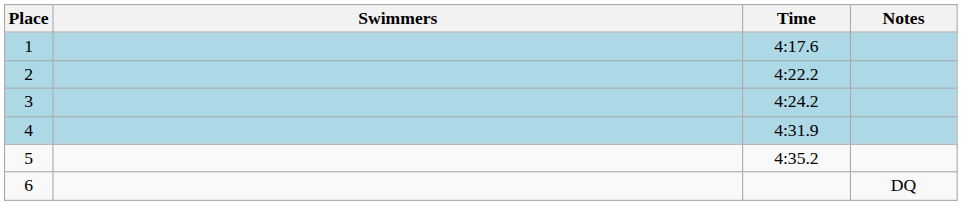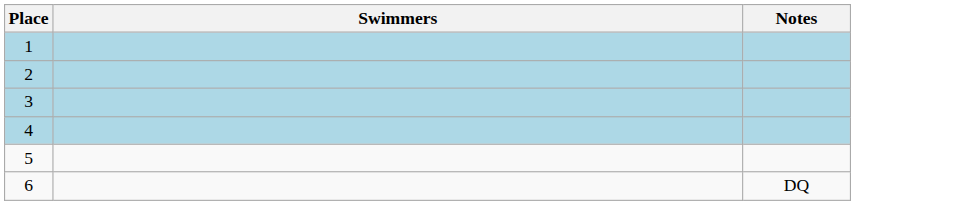- column: (796, 18)
